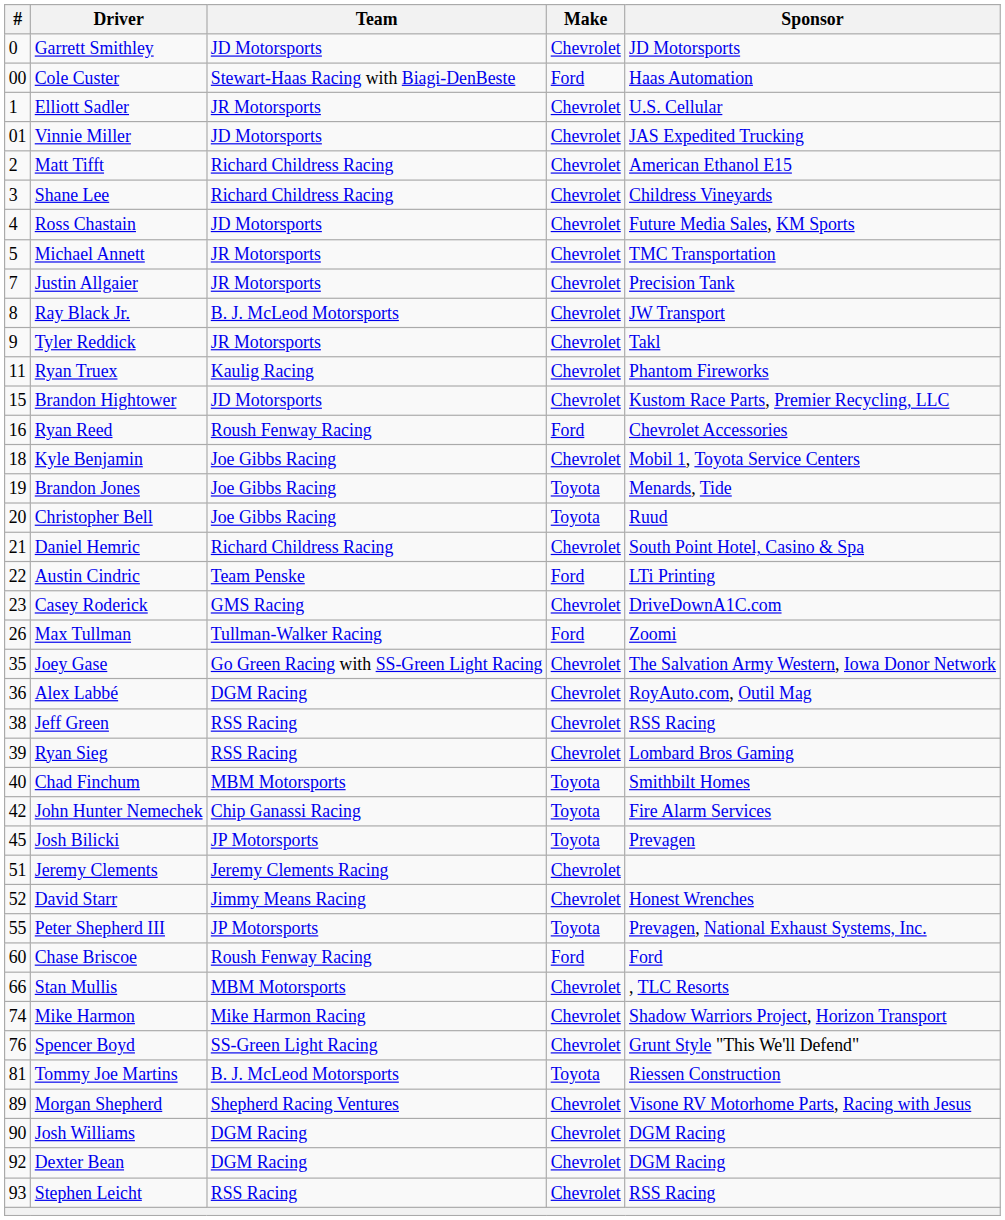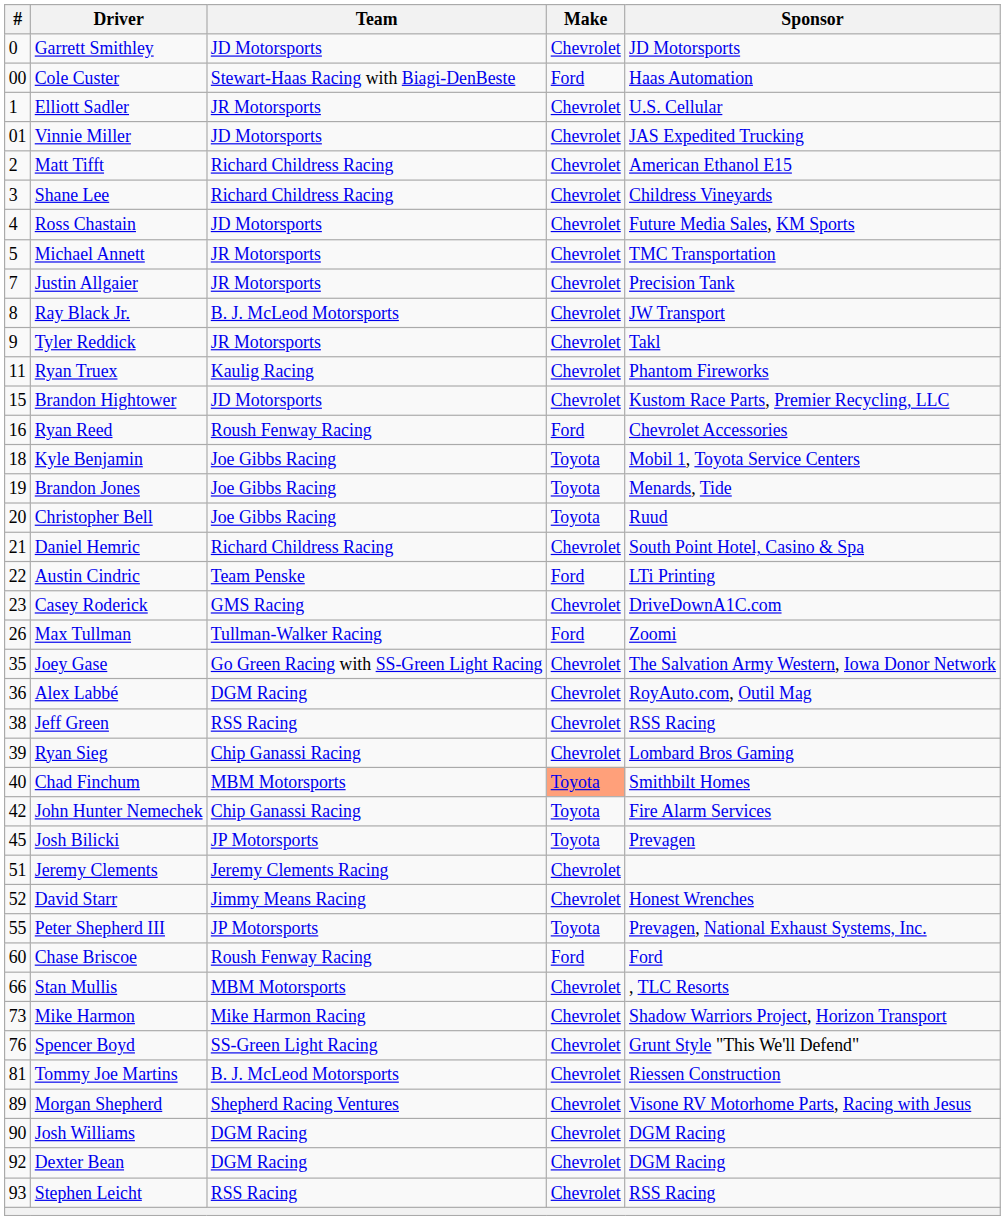(586, 459) Chevrolet -> (575, 459) Toyota
(254, 752) RSS Racing -> (286, 752) Chip Ganassi Racing
(575, 781) no background -> (575, 781) lightsalmon background
(18, 1016) 74 -> (18, 1016) 73
(575, 1074) Toyota -> (586, 1074) Chevrolet
